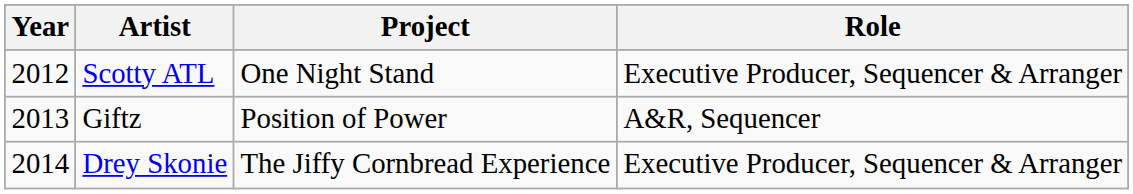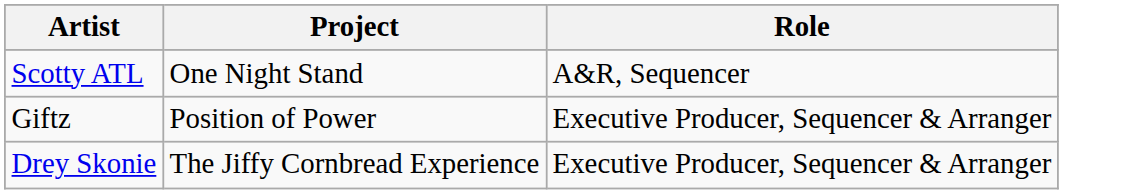- column: (40, 27)
(873, 73) Executive Producer, Sequencer & Arranger -> (651, 73) A&R, Sequencer
(722, 118) A&R, Sequencer -> (802, 118) Executive Producer, Sequencer & Arranger
